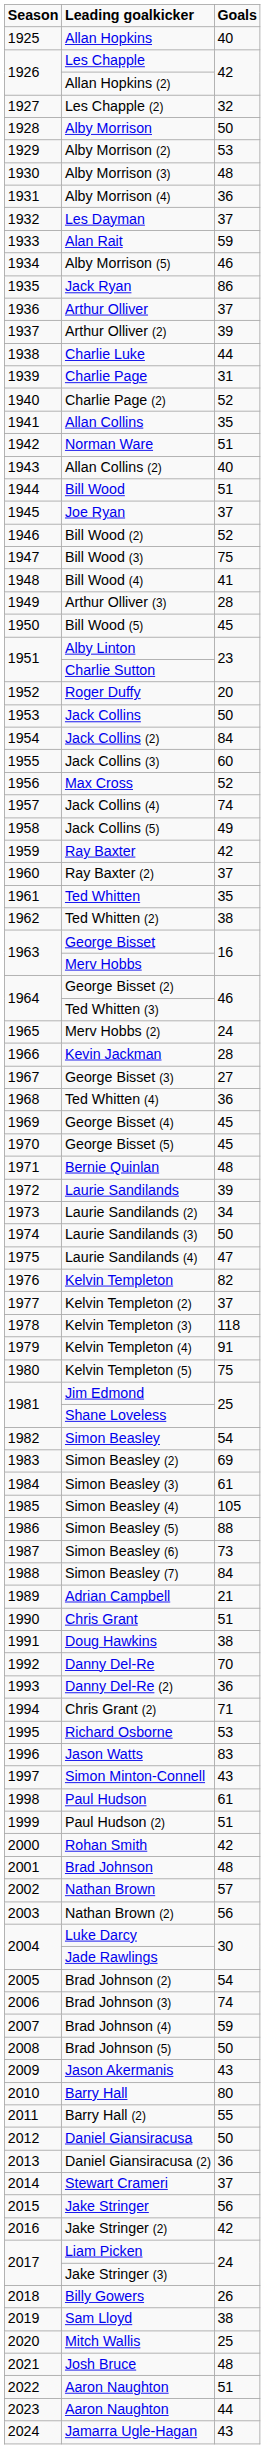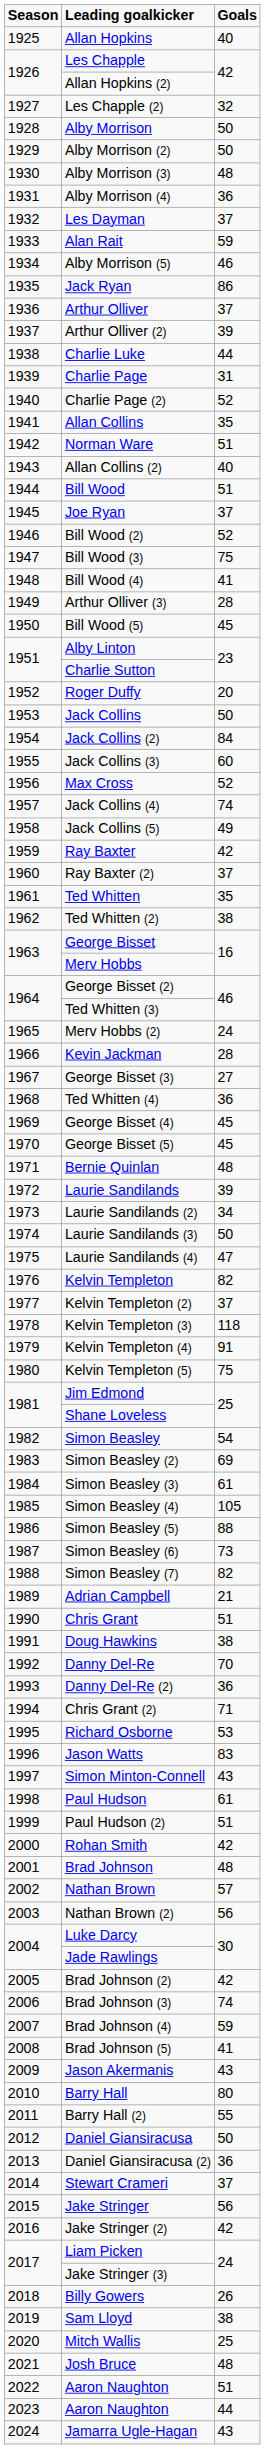(225, 151) 53 -> (225, 151) 50
(225, 1574) 84 -> (225, 1574) 82
(225, 1980) 54 -> (225, 1980) 42
(225, 2048) 50 -> (225, 2048) 41
